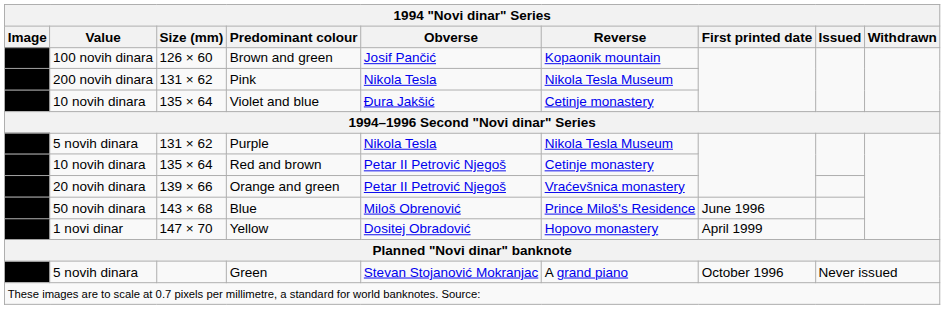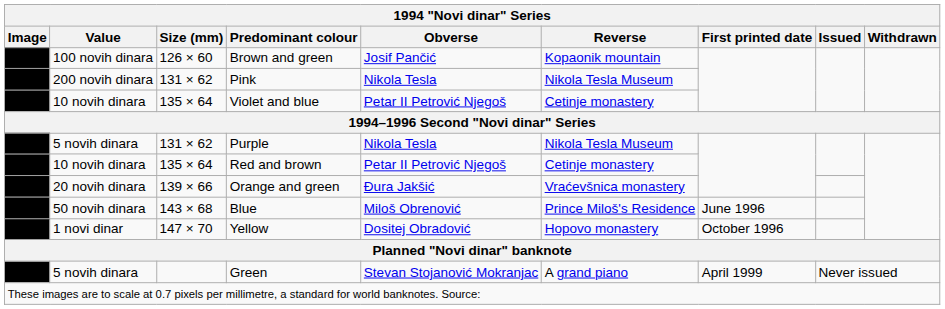(399, 101) Đura Jakšić -> (435, 101) Petar II Petrović Njegoš
(435, 187) Petar II Petrović Njegoš -> (399, 187) Đura Jakšić
(732, 229) April 1999 -> (743, 229) October 1996
(743, 272) October 1996 -> (732, 272) April 1999
